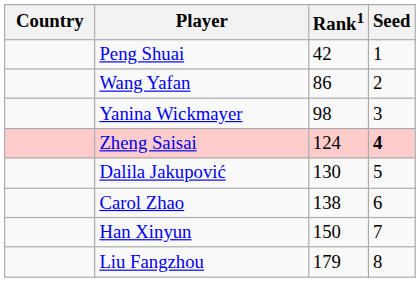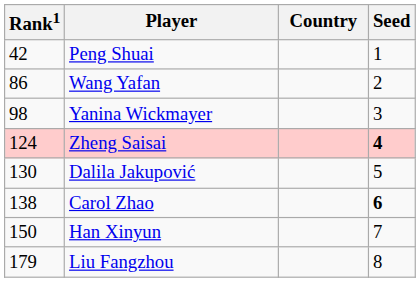columns swapped: (50, 21) <-> (339, 21)
(378, 202) normal -> (378, 202) bold
